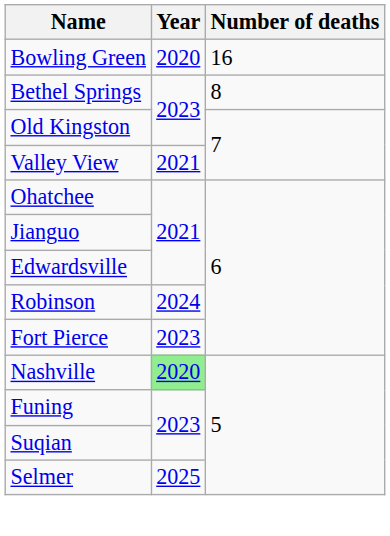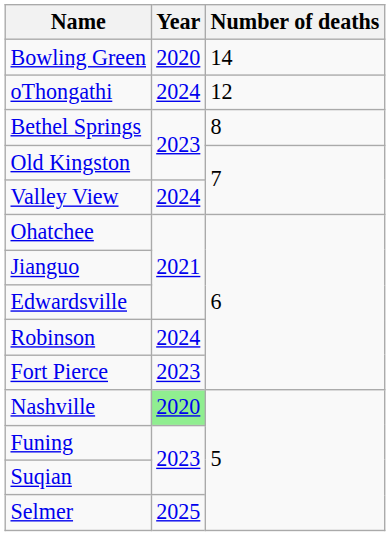(222, 57) 16 -> (222, 57) 14
+ row: (61, 92)
(178, 162) 2021 -> (178, 197) 2024
